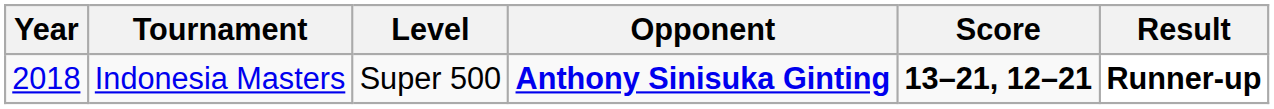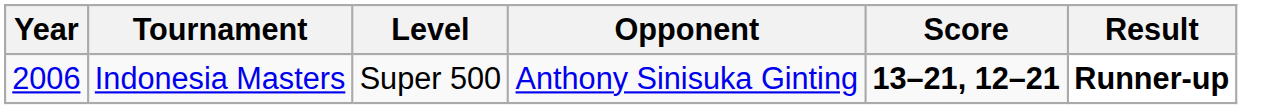(46, 78) 2018 -> (46, 78) 2006
(703, 78) bold -> (687, 78) normal
